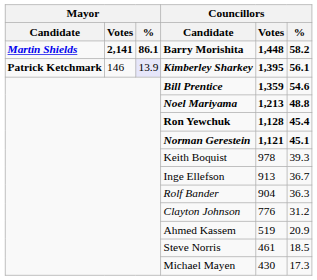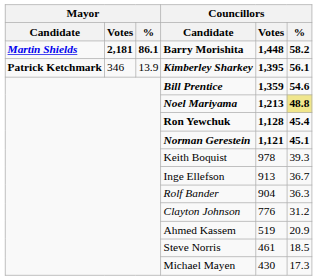(120, 49) 2,141 -> (120, 49) 2,181
(116, 67) 146 -> (116, 67) 346
(148, 67) lavender background -> (148, 67) no background
(299, 103) no background -> (299, 103) khaki background
